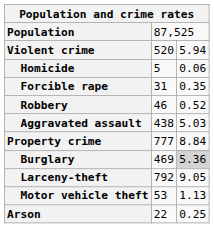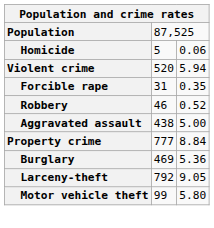rows swapped: (51, 50) <-> (41, 68)
(193, 123) 5.03 -> (193, 123) 5.00
(193, 159) lightgrey background -> (193, 159) no background
(161, 196) 53 -> (161, 196) 99
(193, 196) 1.13 -> (193, 196) 5.80
- row: (24, 214)
